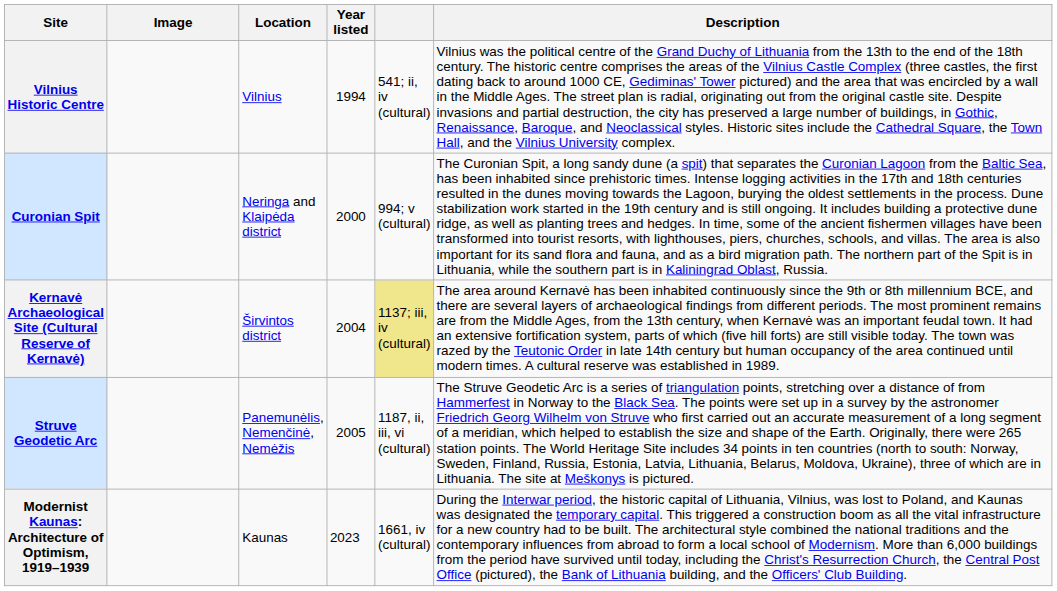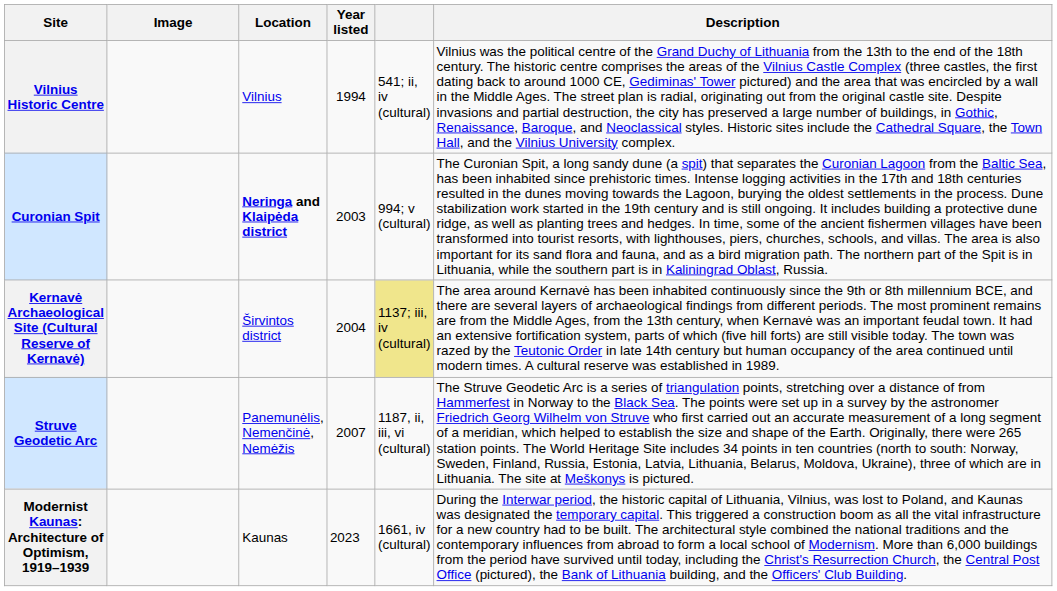(279, 216) normal -> (281, 216) bold
(351, 216) 2000 -> (351, 216) 2003
(351, 433) 2005 -> (351, 433) 2007
